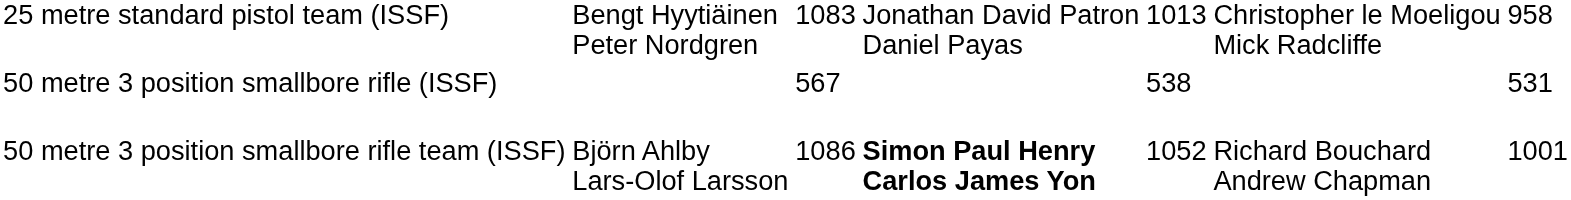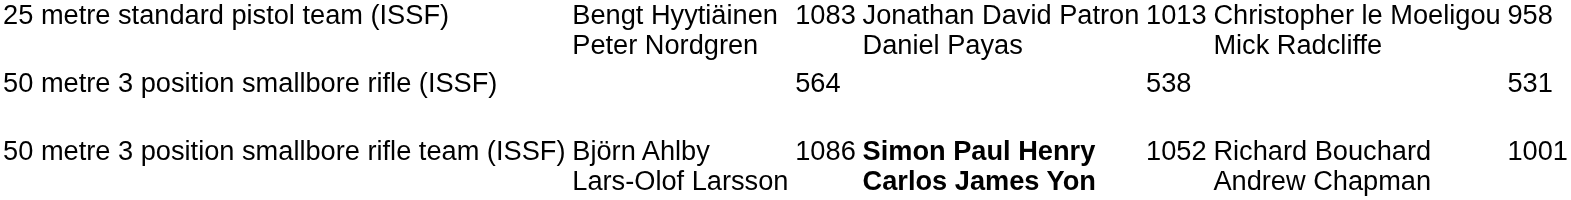(818, 82) 567 -> (818, 82) 564
